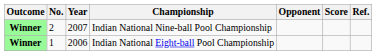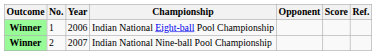rows swapped: (183, 43) <-> (182, 27)
